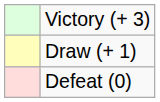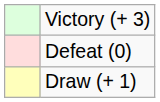rows swapped: (91, 50) <-> (88, 81)
